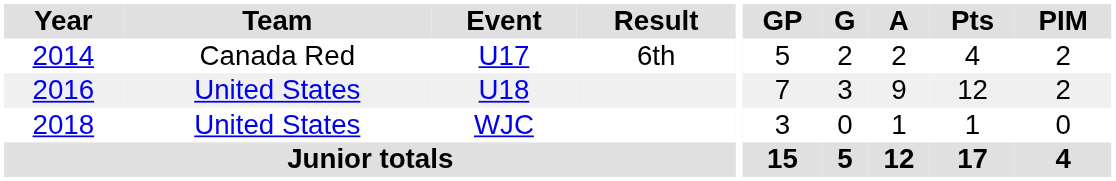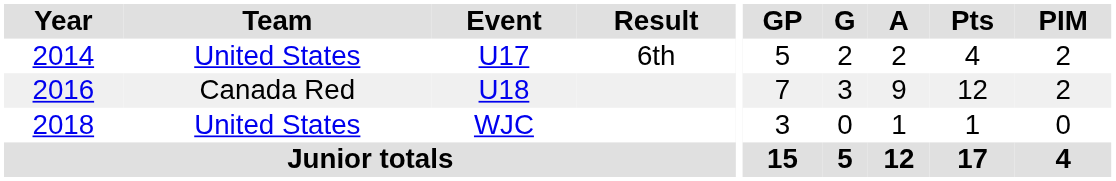(277, 55) Canada Red -> (277, 55) United States
(277, 90) United States -> (277, 90) Canada Red
